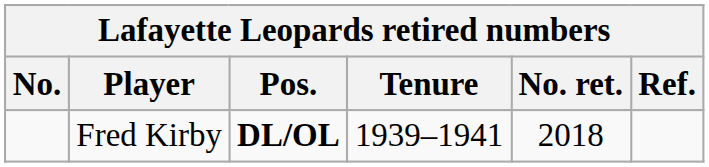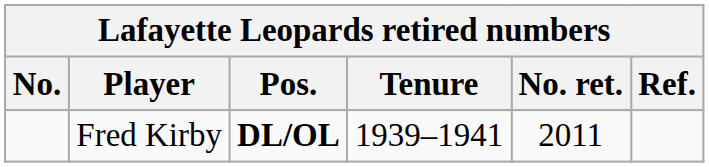(571, 135) 2018 -> (571, 135) 2011
